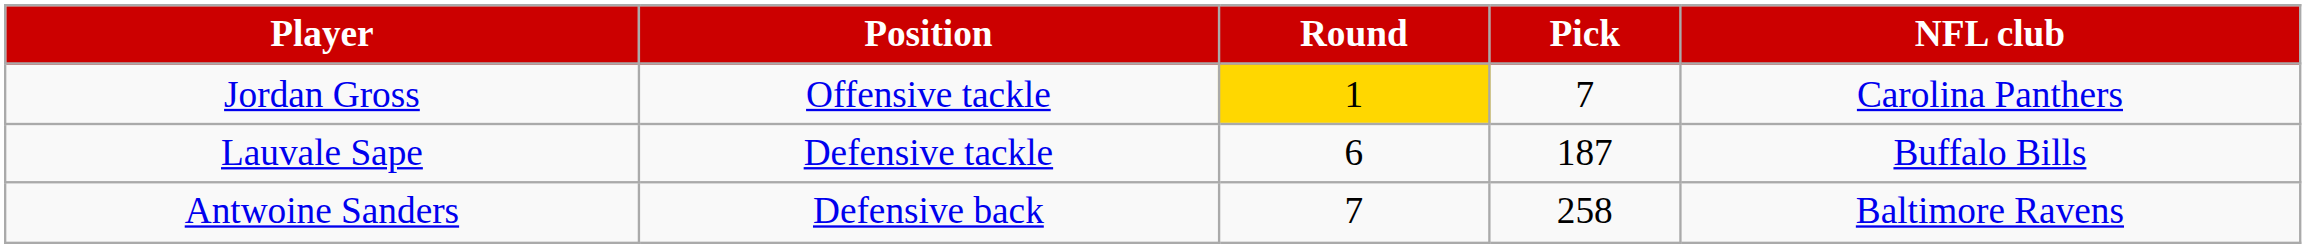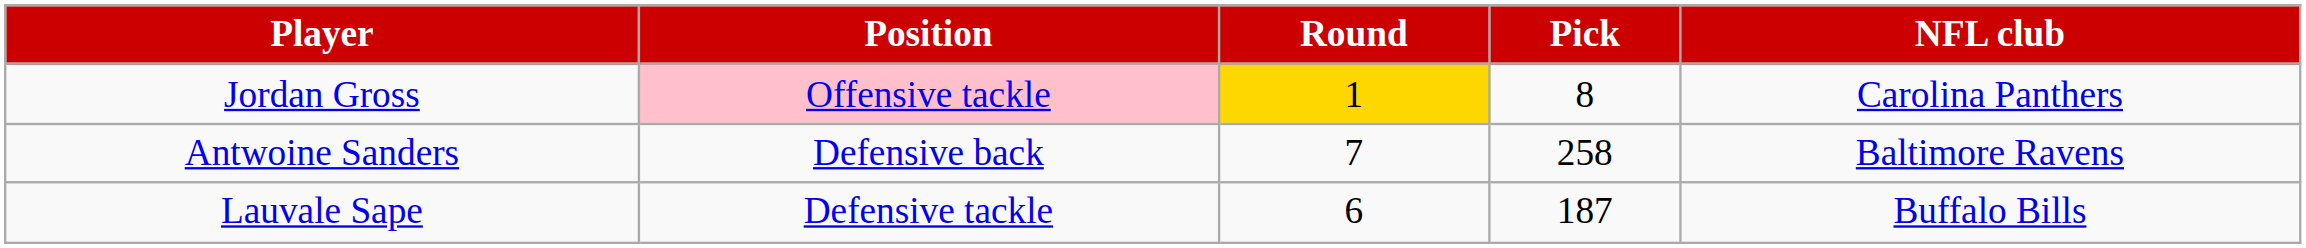(928, 93) no background -> (928, 93) pink background
(1585, 93) 7 -> (1585, 93) 8
rows swapped: (322, 152) <-> (322, 211)
